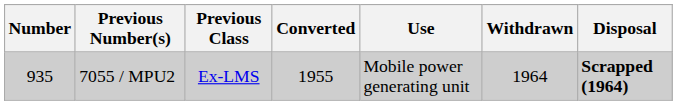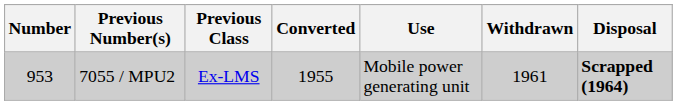(40, 76) 935 -> (40, 76) 953
(530, 76) 1964 -> (530, 76) 1961
